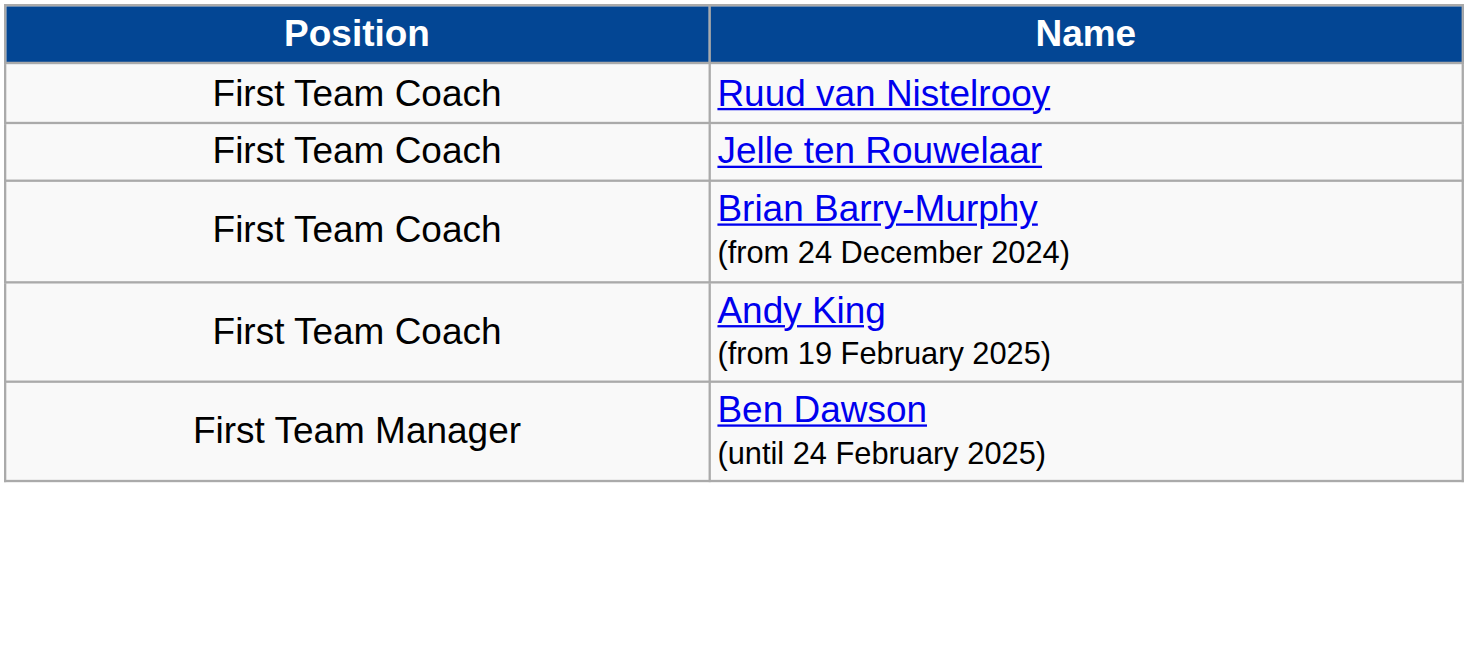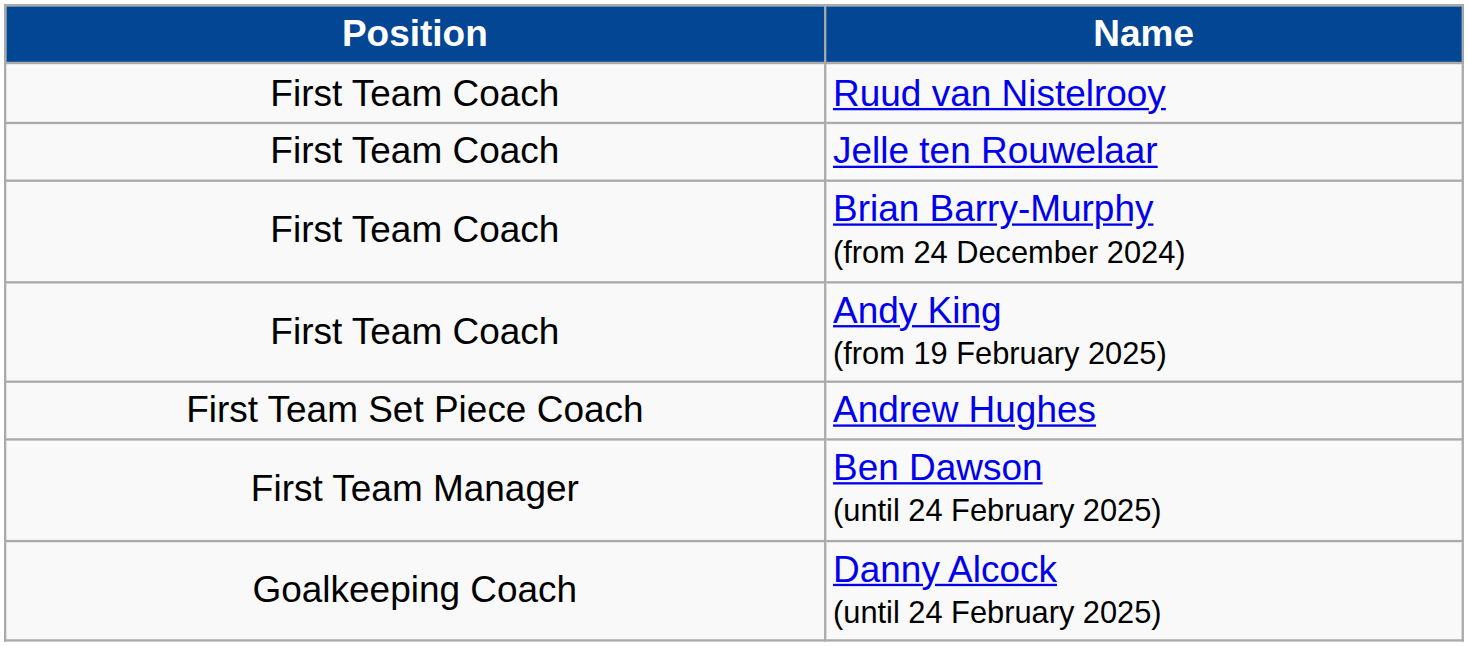+ row: (965, 410)
+ row: (997, 589)
